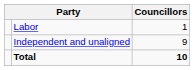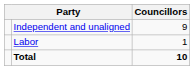rows swapped: (72, 42) <-> (26, 27)
